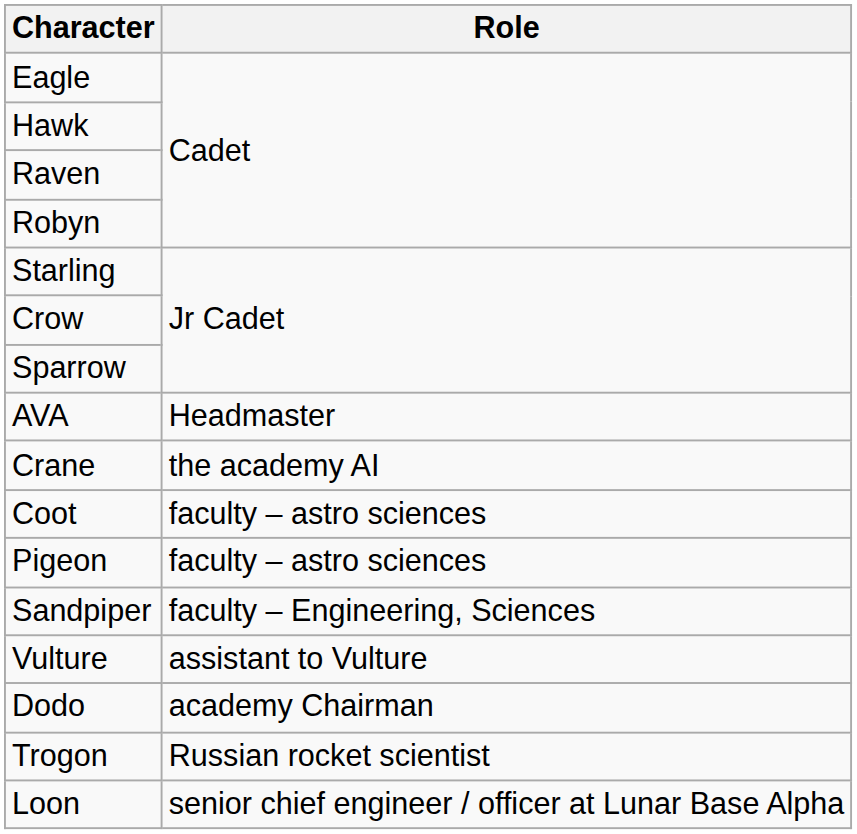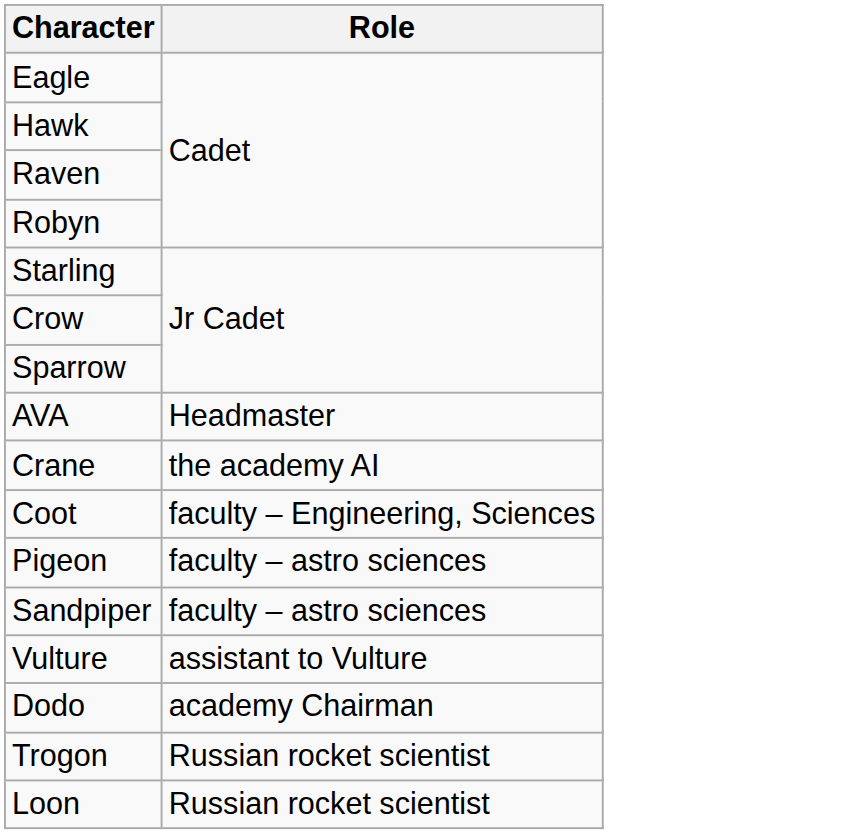(328, 513) faculty – astro sciences -> (382, 513) faculty – Engineering, Sciences
(382, 610) faculty – Engineering, Sciences -> (328, 610) faculty – astro sciences
(507, 804) senior chief engineer / officer at Lunar Base Alpha -> (329, 804) Russian rocket scientist
